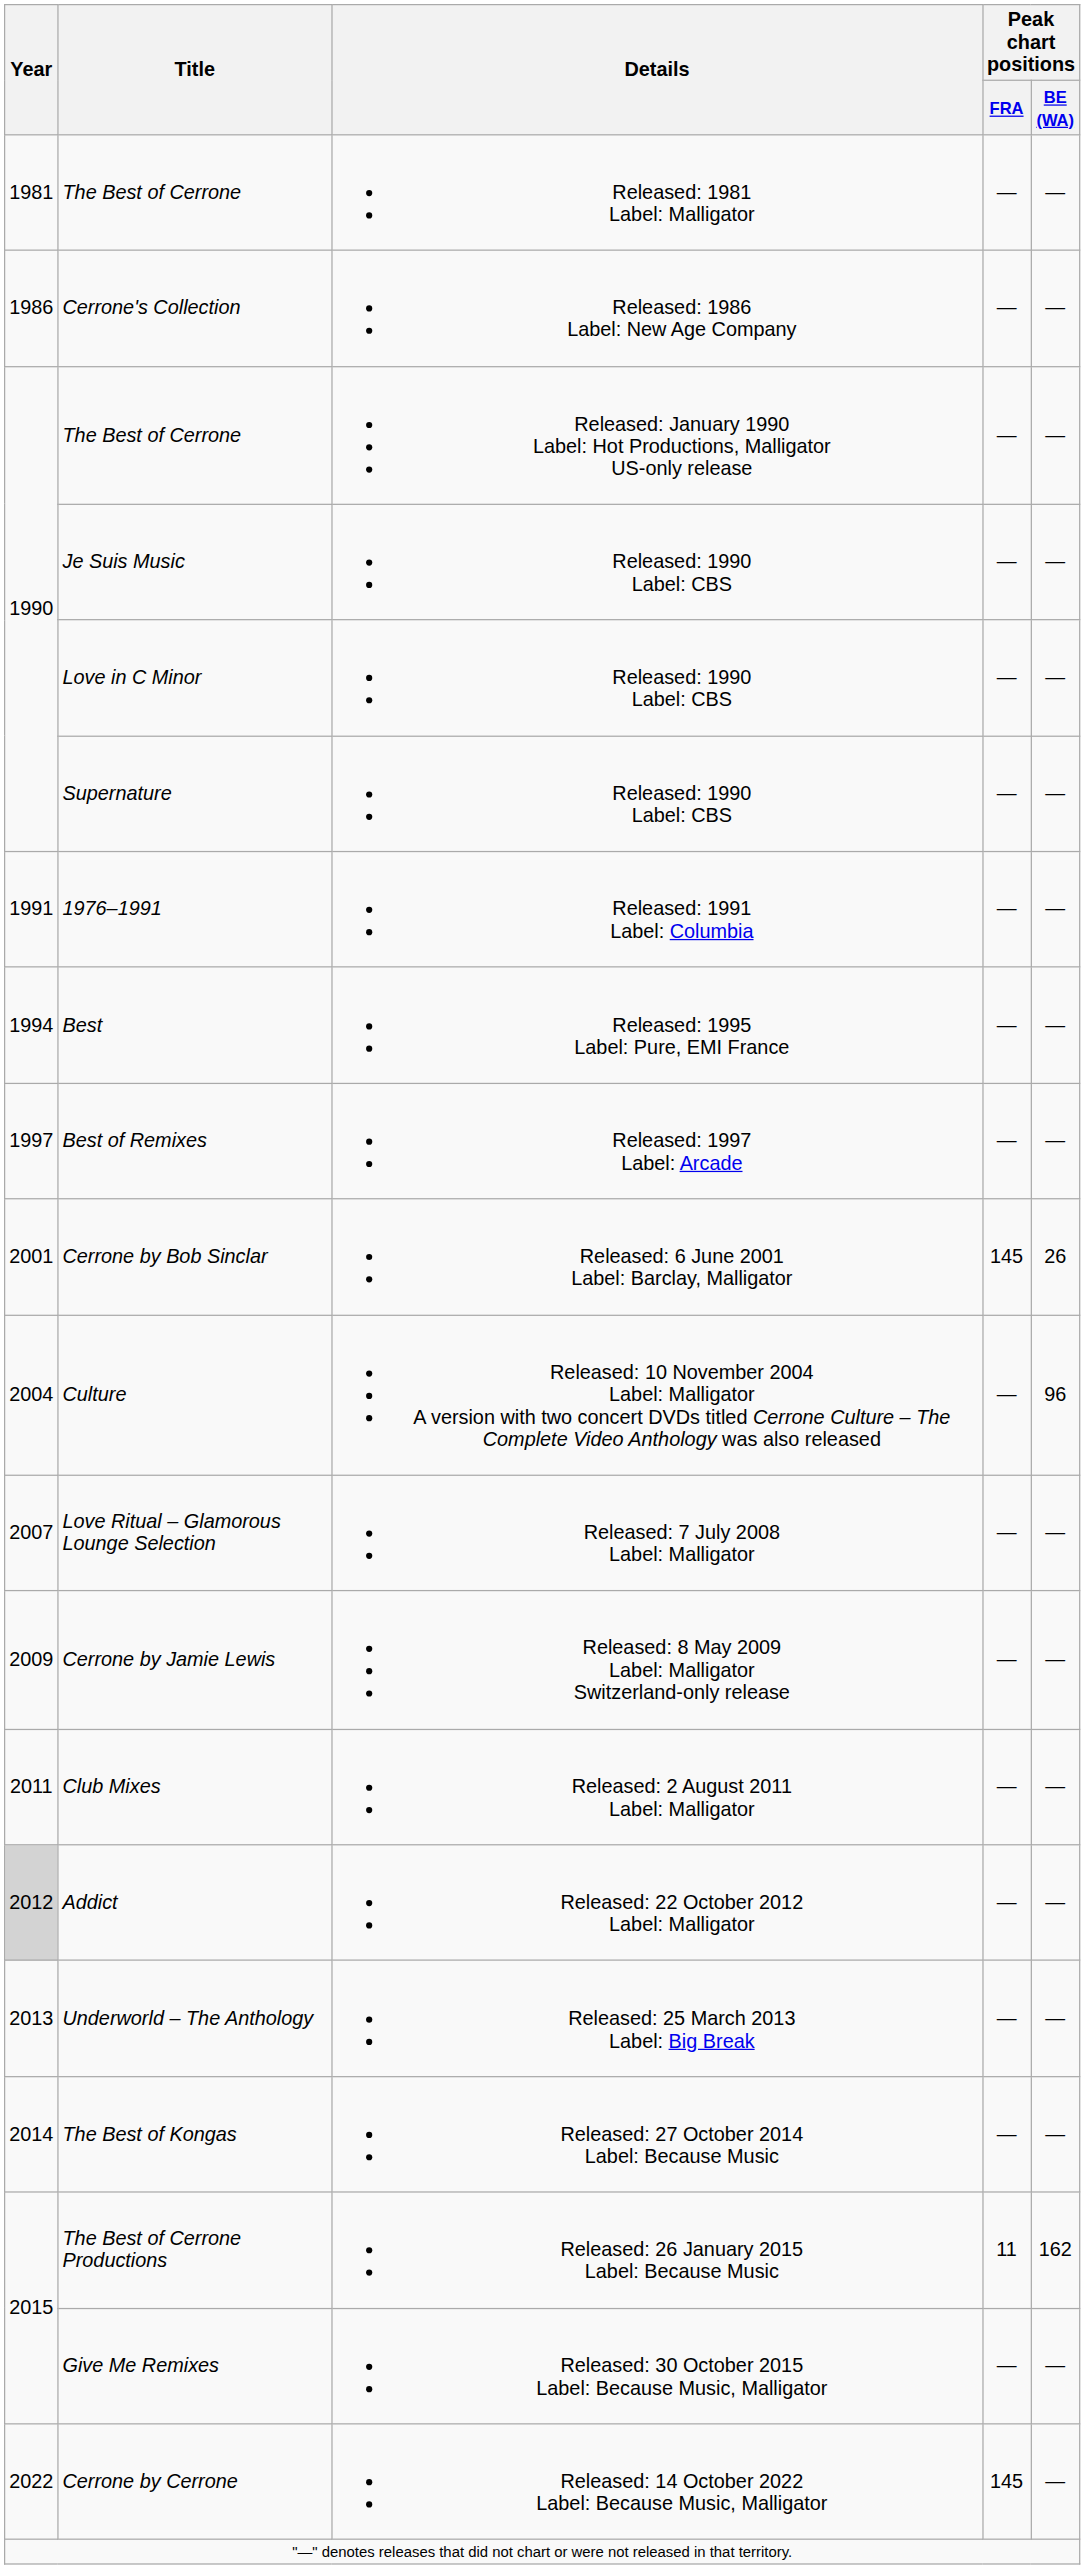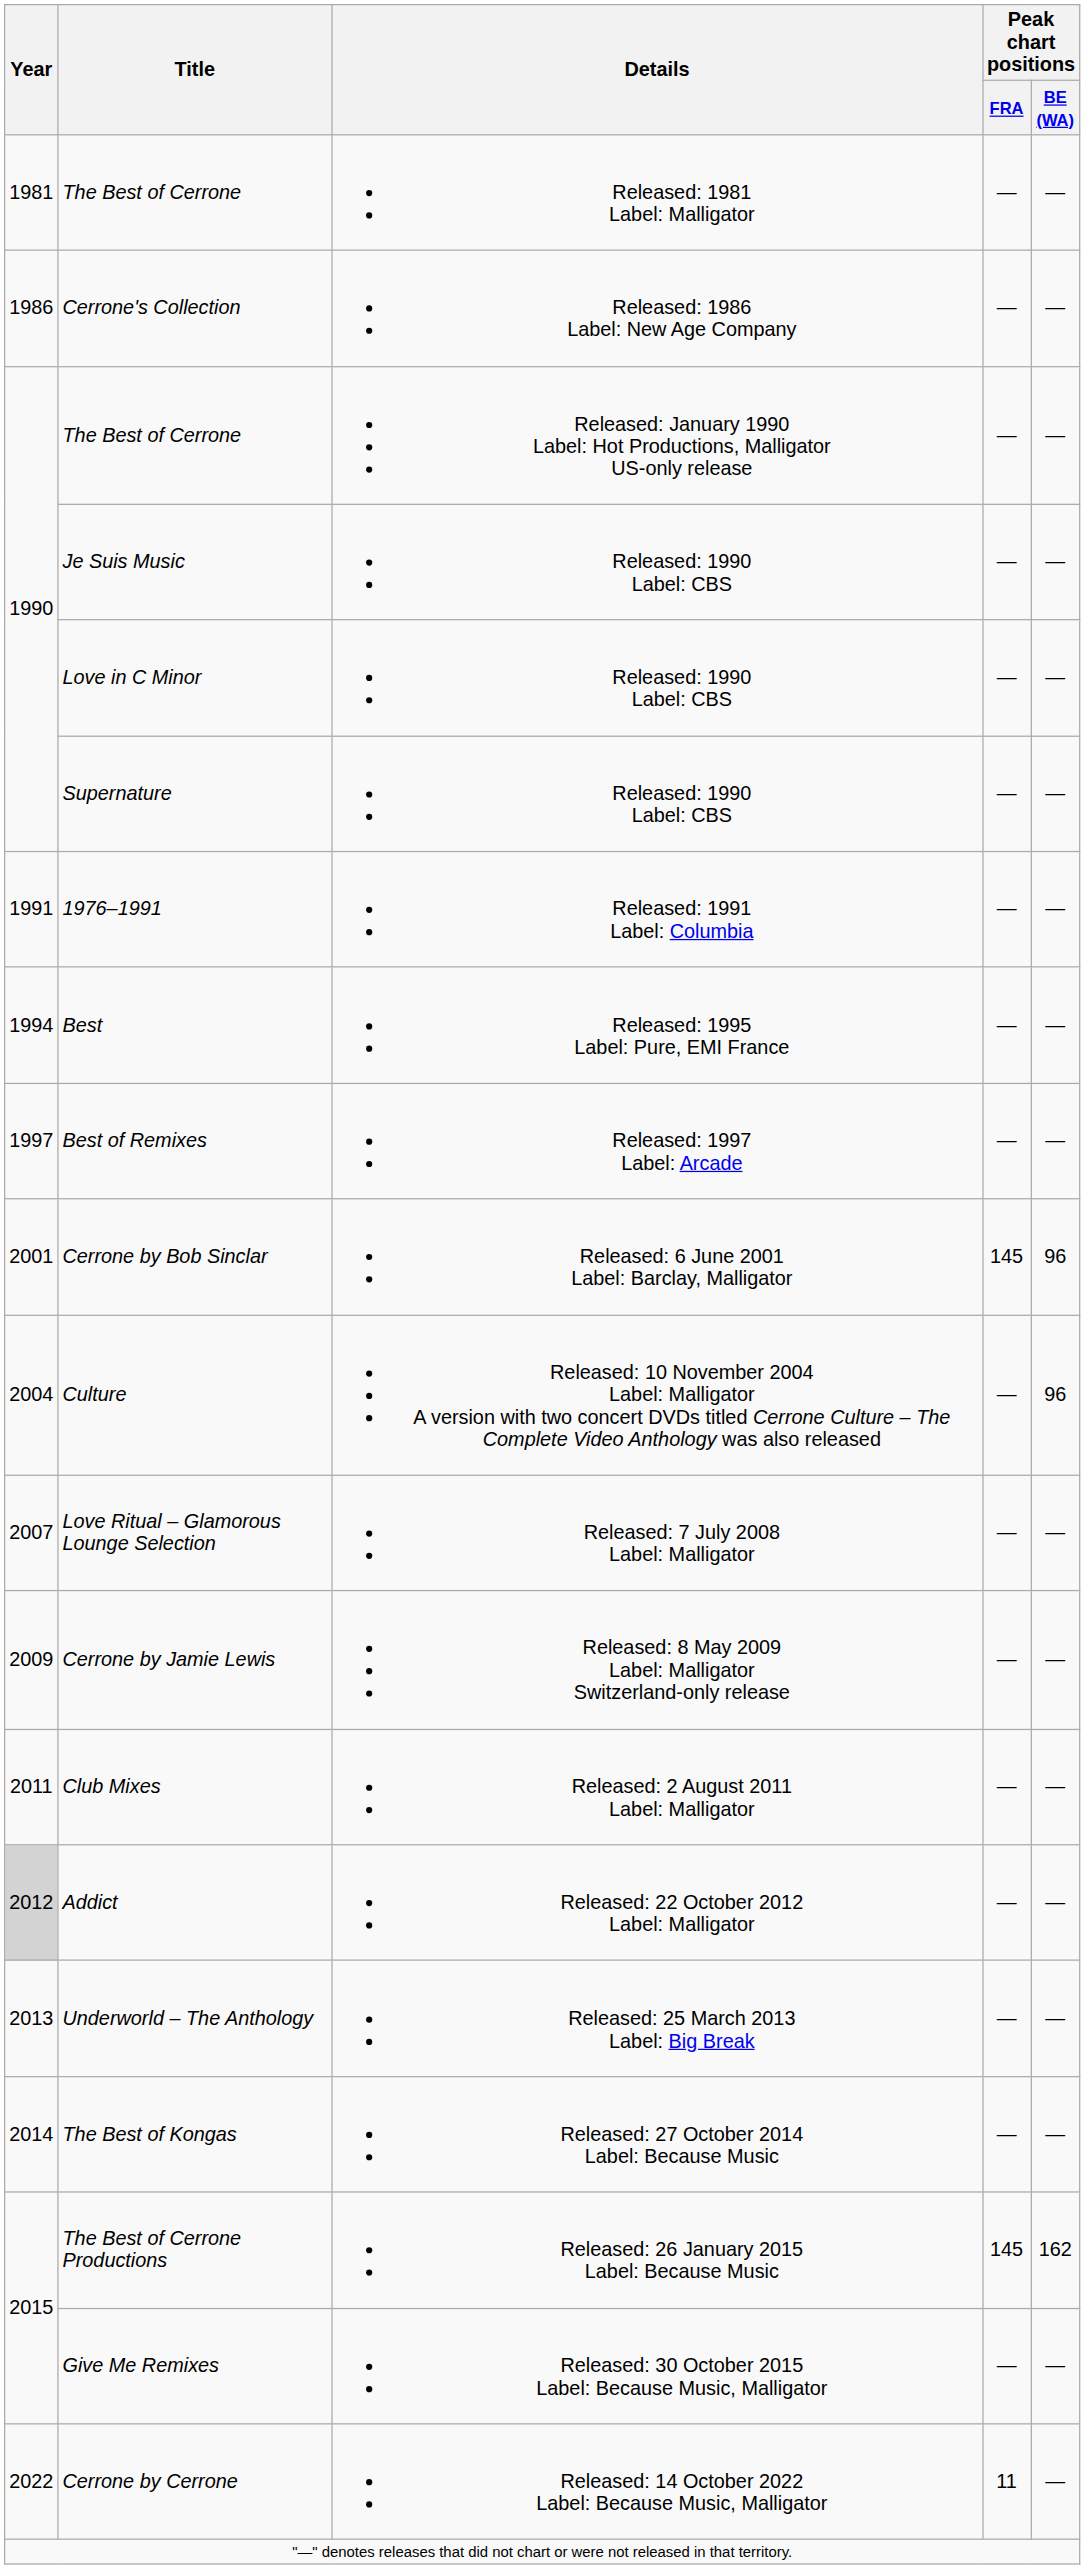(1055, 1256) 26 -> (1055, 1256) 96
(1007, 2249) 11 -> (1007, 2249) 145
(1007, 2481) 145 -> (1007, 2481) 11
